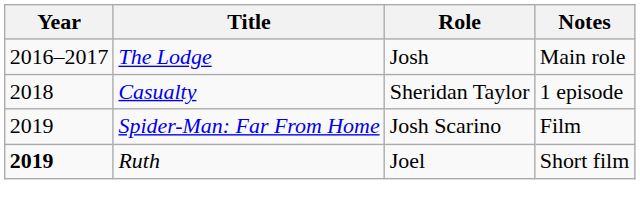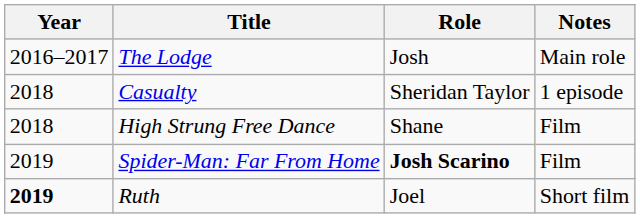+ row: (227, 126)
(445, 126) normal -> (450, 160) bold
